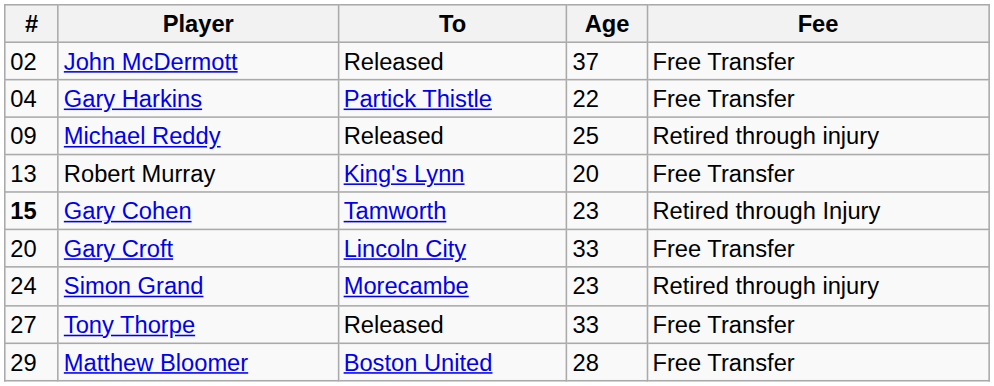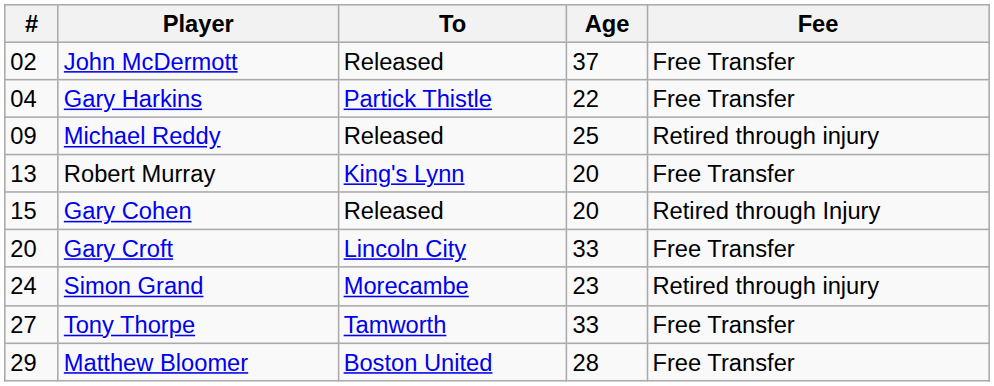(23, 211) bold -> (23, 211) normal
(395, 211) Tamworth -> (394, 211) Released
(586, 211) 23 -> (586, 211) 20
(394, 324) Released -> (395, 324) Tamworth
